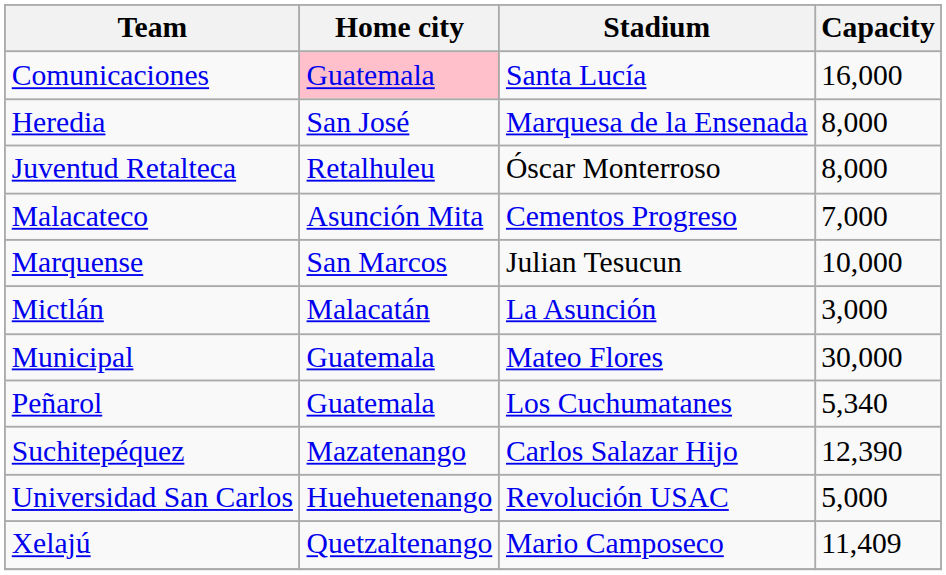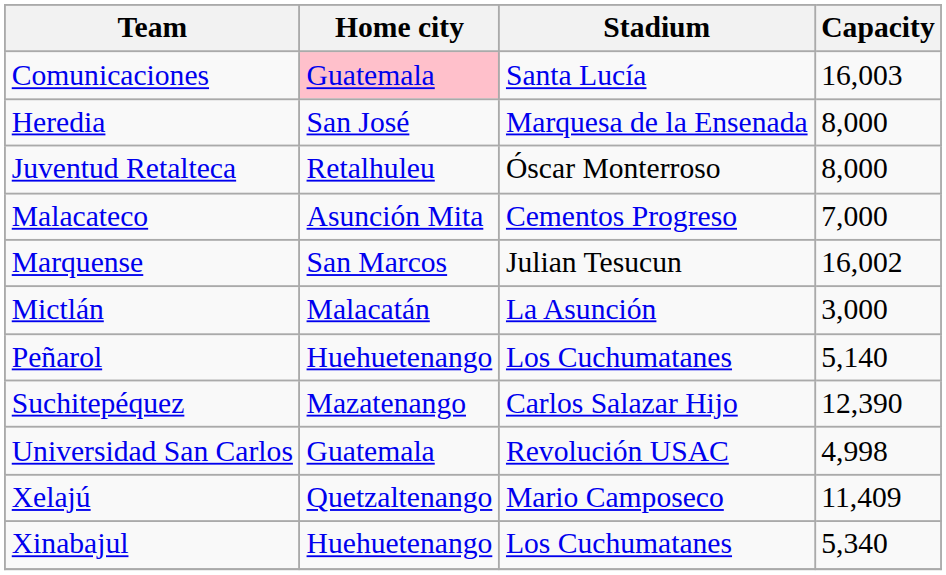(862, 74) 16,000 -> (862, 74) 16,003
(862, 262) 10,000 -> (862, 262) 16,002
- row: (73, 356)
(371, 403) Guatemala -> (399, 356) Huehuetenango
(855, 403) 5,340 -> (855, 356) 5,140
(399, 497) Huehuetenango -> (371, 450) Guatemala
(855, 497) 5,000 -> (855, 450) 4,998
+ row: (70, 544)
